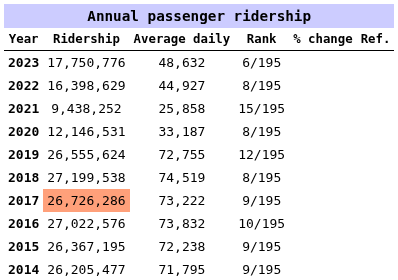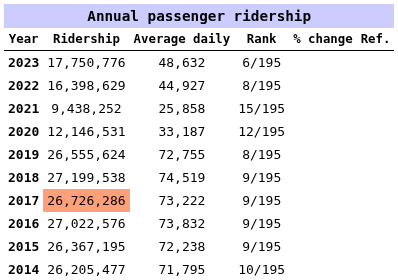(262, 132) 8/195 -> (262, 132) 12/195
(262, 154) 12/195 -> (262, 154) 8/195
(262, 178) 8/195 -> (262, 178) 9/195
(262, 224) 10/195 -> (262, 224) 9/195
(262, 270) 9/195 -> (262, 270) 10/195
